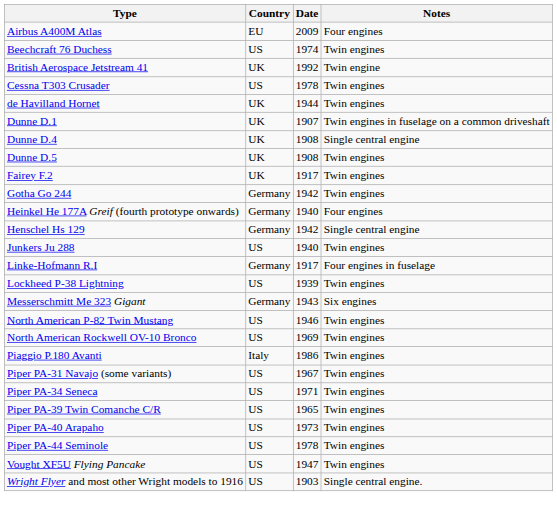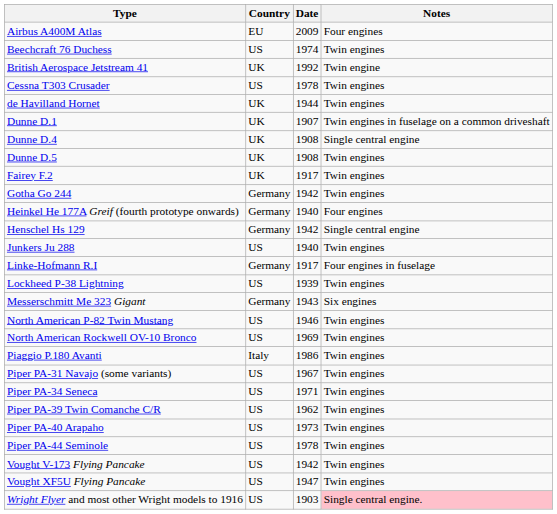(307, 409) 1965 -> (307, 409) 1962
+ row: (76, 463)
(373, 481) no background -> (373, 499) pink background
